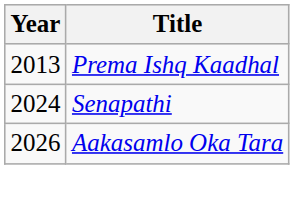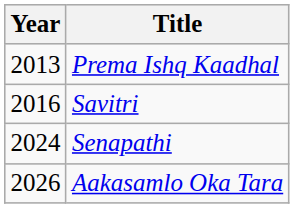+ row: (105, 103)
